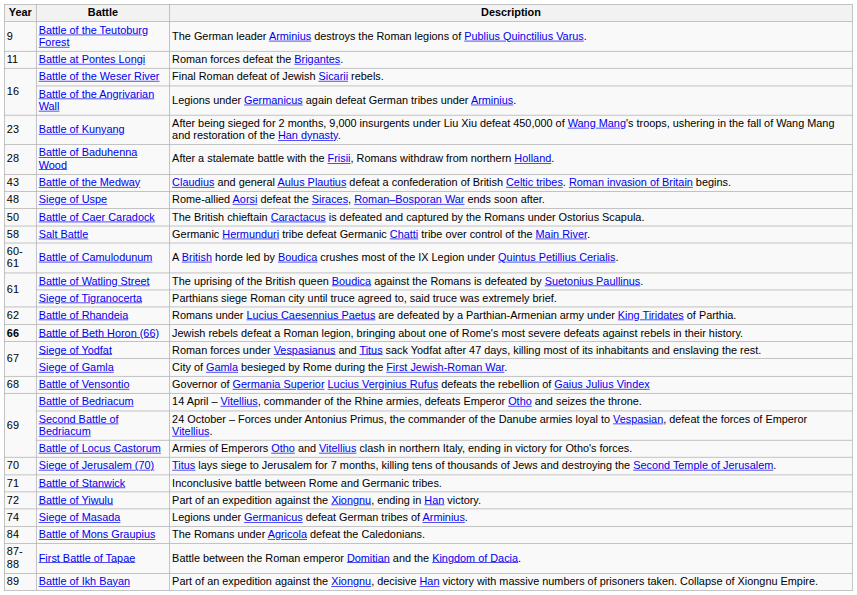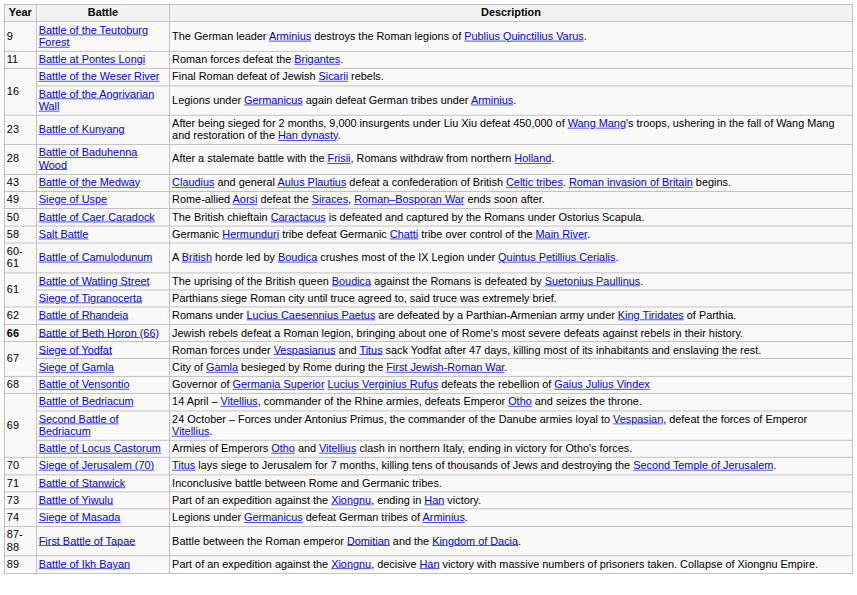(13, 200) 48 -> (13, 200) 49
(13, 500) 72 -> (13, 500) 73
- row: (97, 535)
